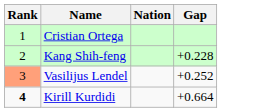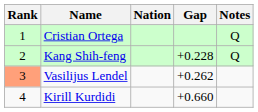+ column: (235, 14)
(195, 76) +0.252 -> (195, 76) +0.262
(23, 96) bold -> (23, 96) normal
(195, 96) +0.664 -> (195, 96) +0.660
